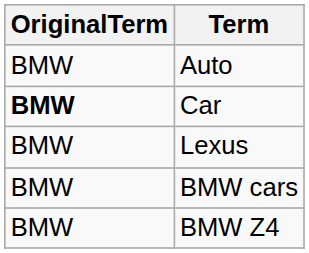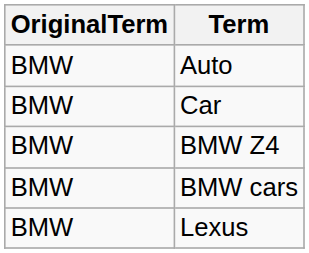(43, 106) bold -> (42, 106) normal
rows swapped: (214, 146) <-> (230, 227)
